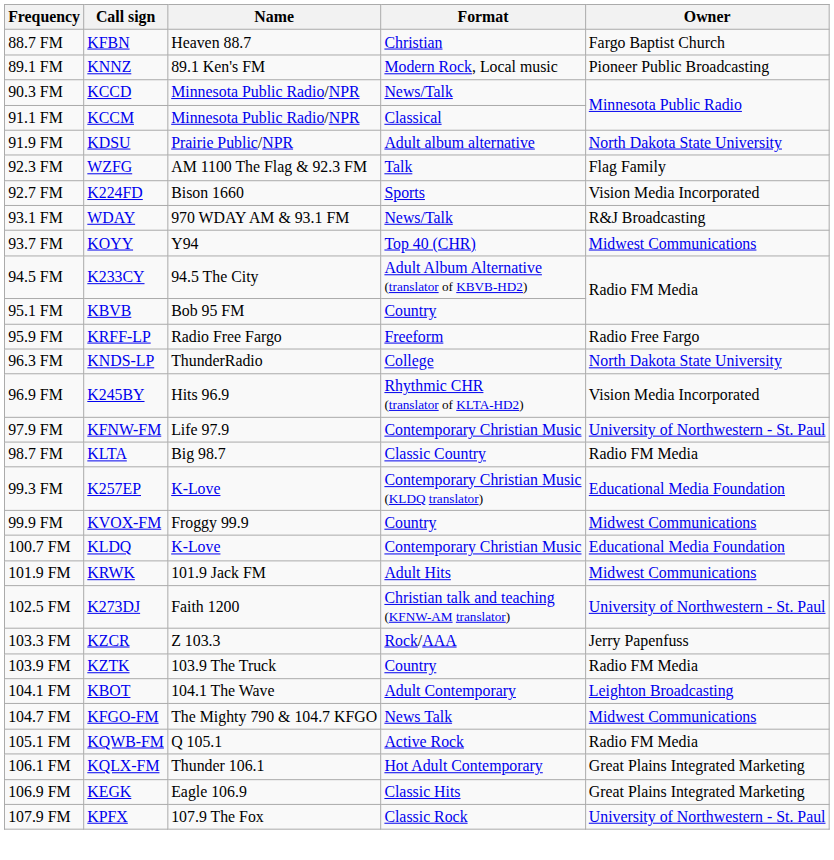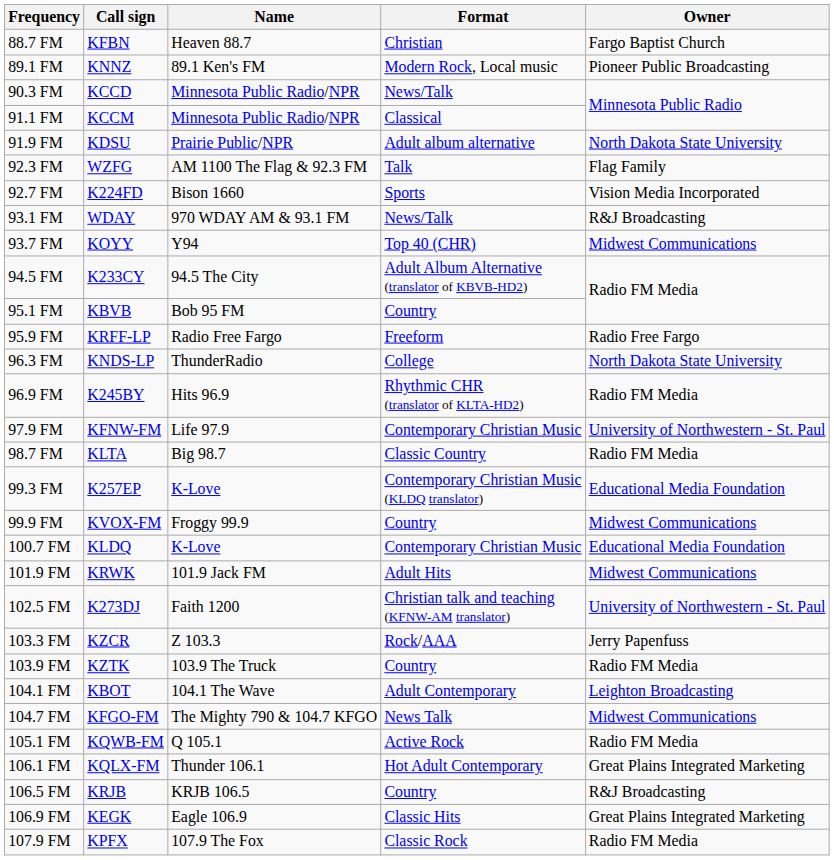(674, 395) Vision Media Incorporated -> (643, 395) Radio FM Media
+ row: (39, 791)
(707, 816) University of Northwestern - St. Paul -> (643, 841) Radio FM Media
